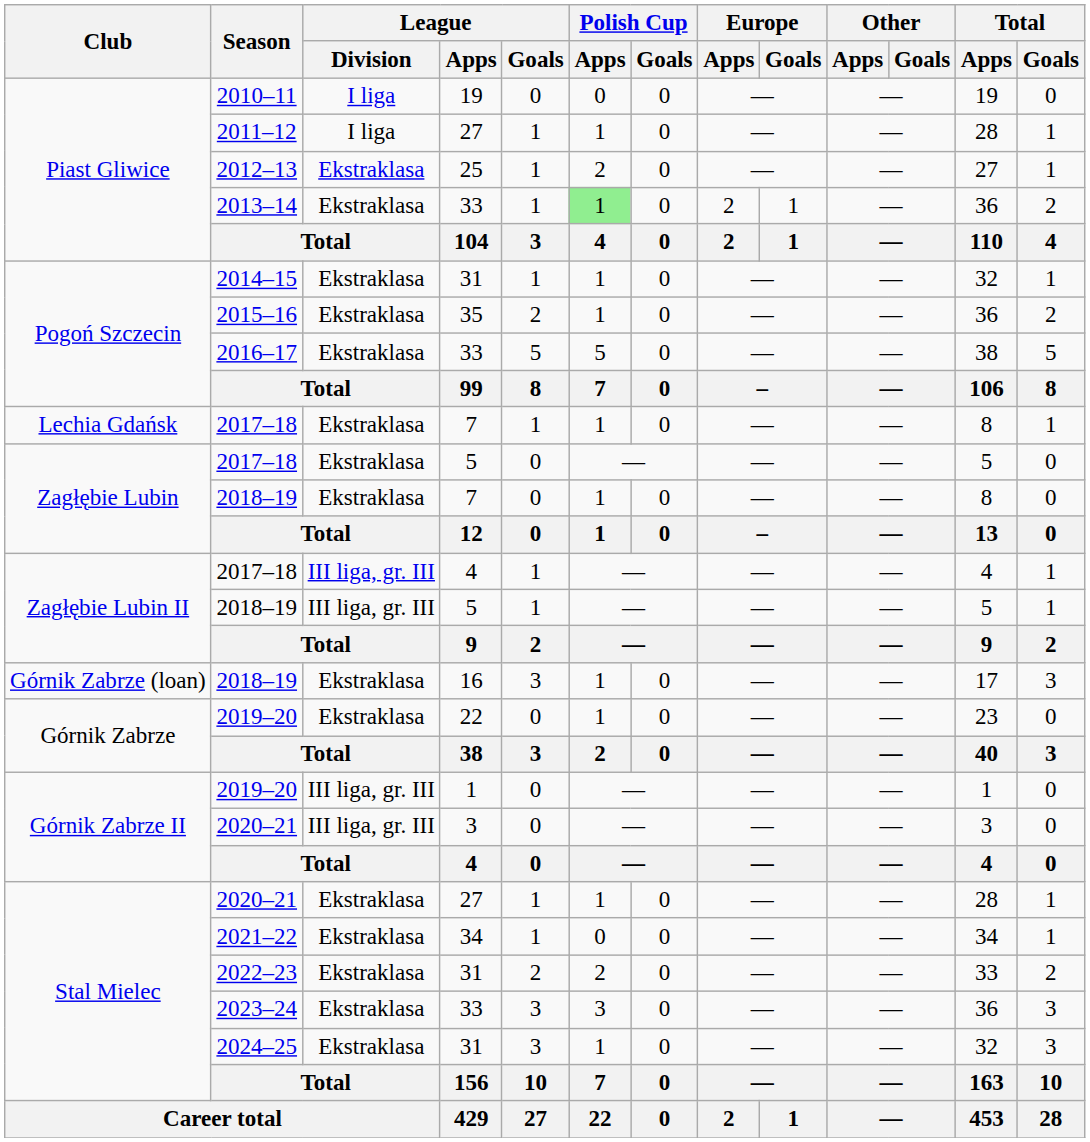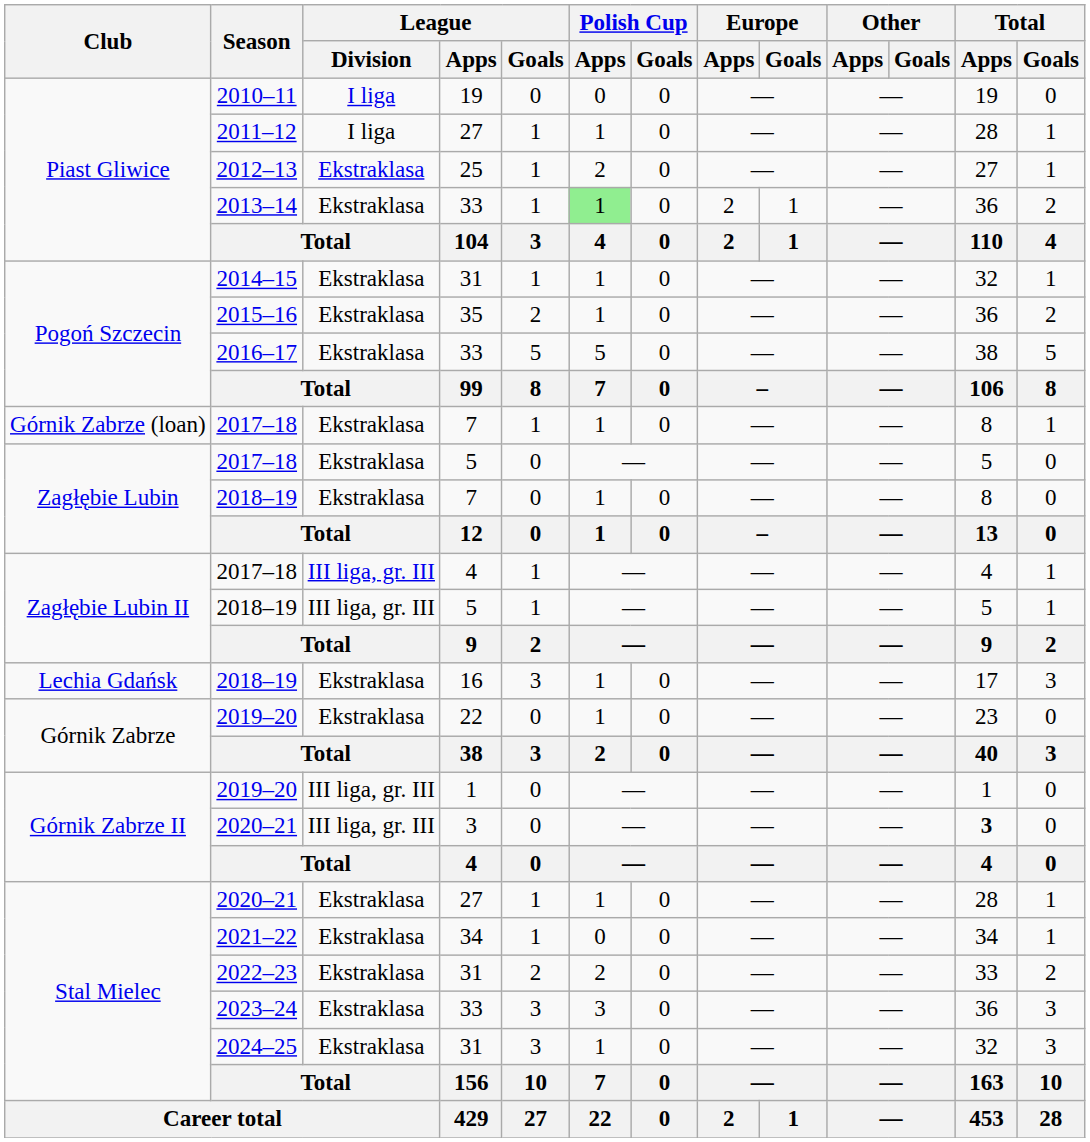(108, 424) Lechia Gdańsk -> (108, 424) Górnik Zabrze (loan)
(108, 680) Górnik Zabrze (loan) -> (108, 680) Lechia Gdańsk
(986, 826) normal -> (986, 826) bold
